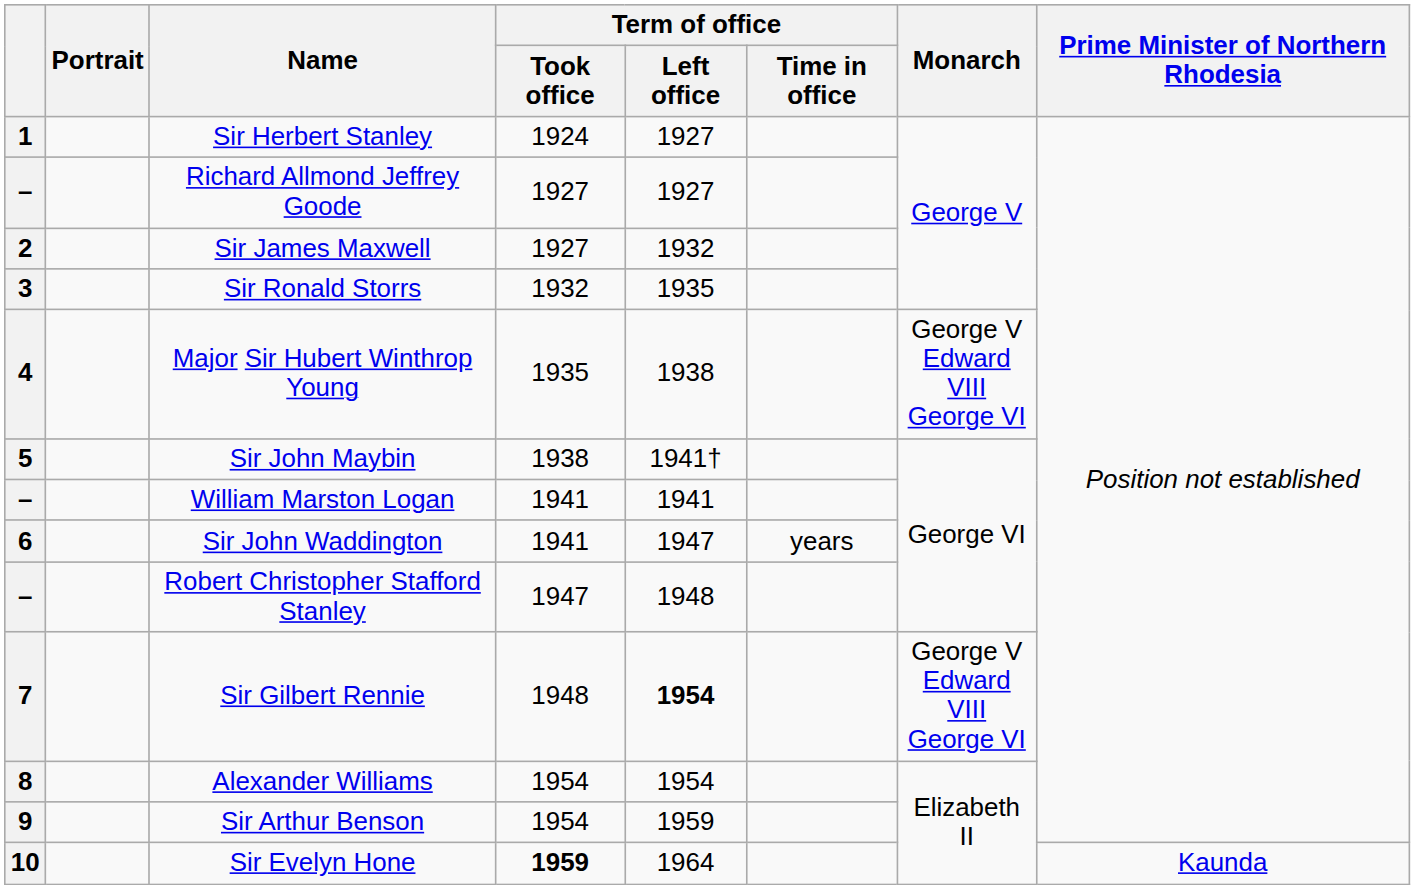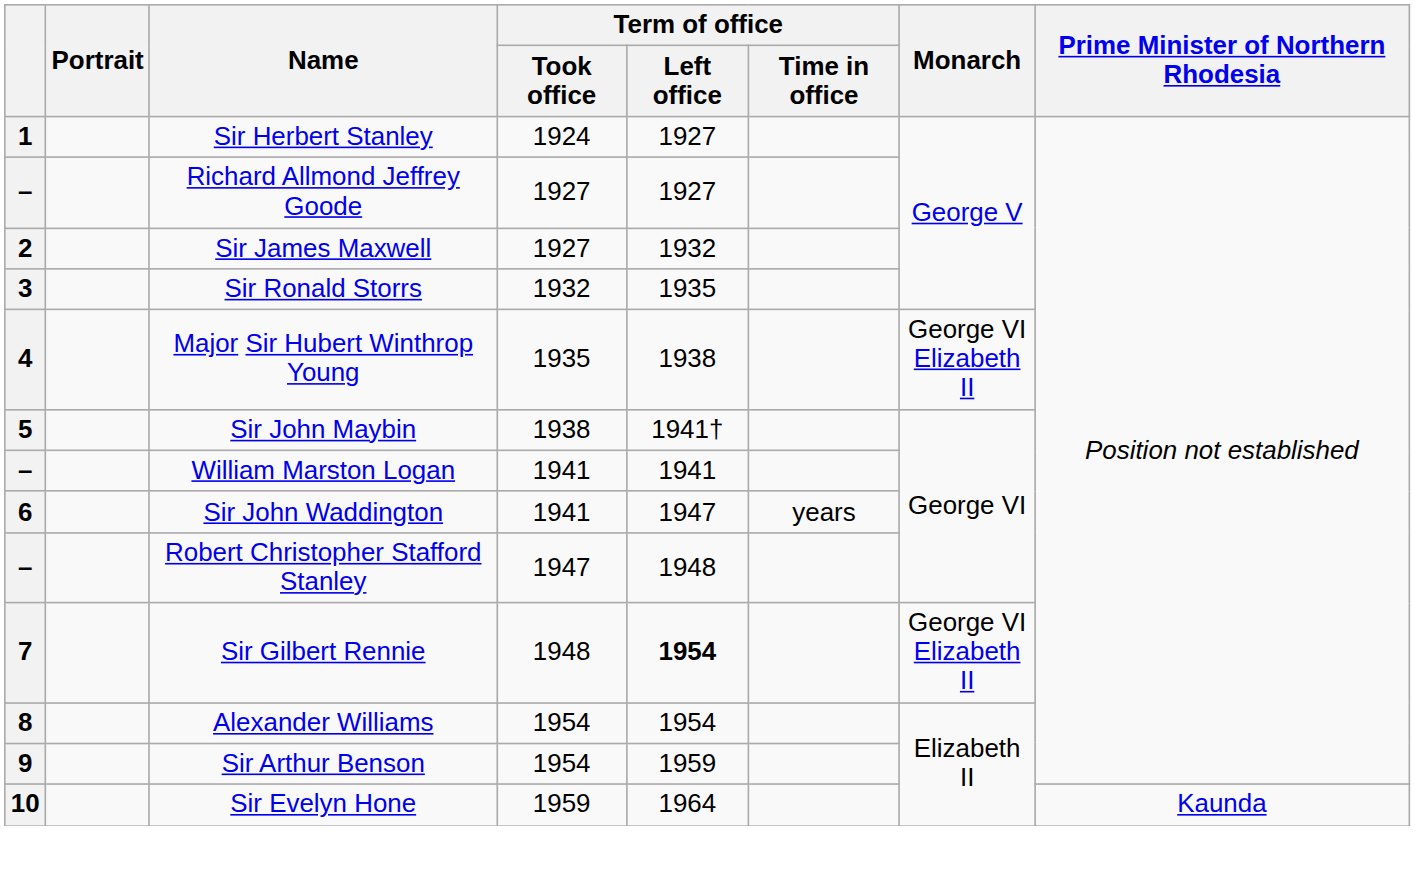(967, 373) George V Edward VIII George VI -> (967, 359) George VI Elizabeth II
(967, 695) George V Edward VIII George VI -> (967, 652) George VI Elizabeth II
(560, 862) bold -> (562, 804) normal
